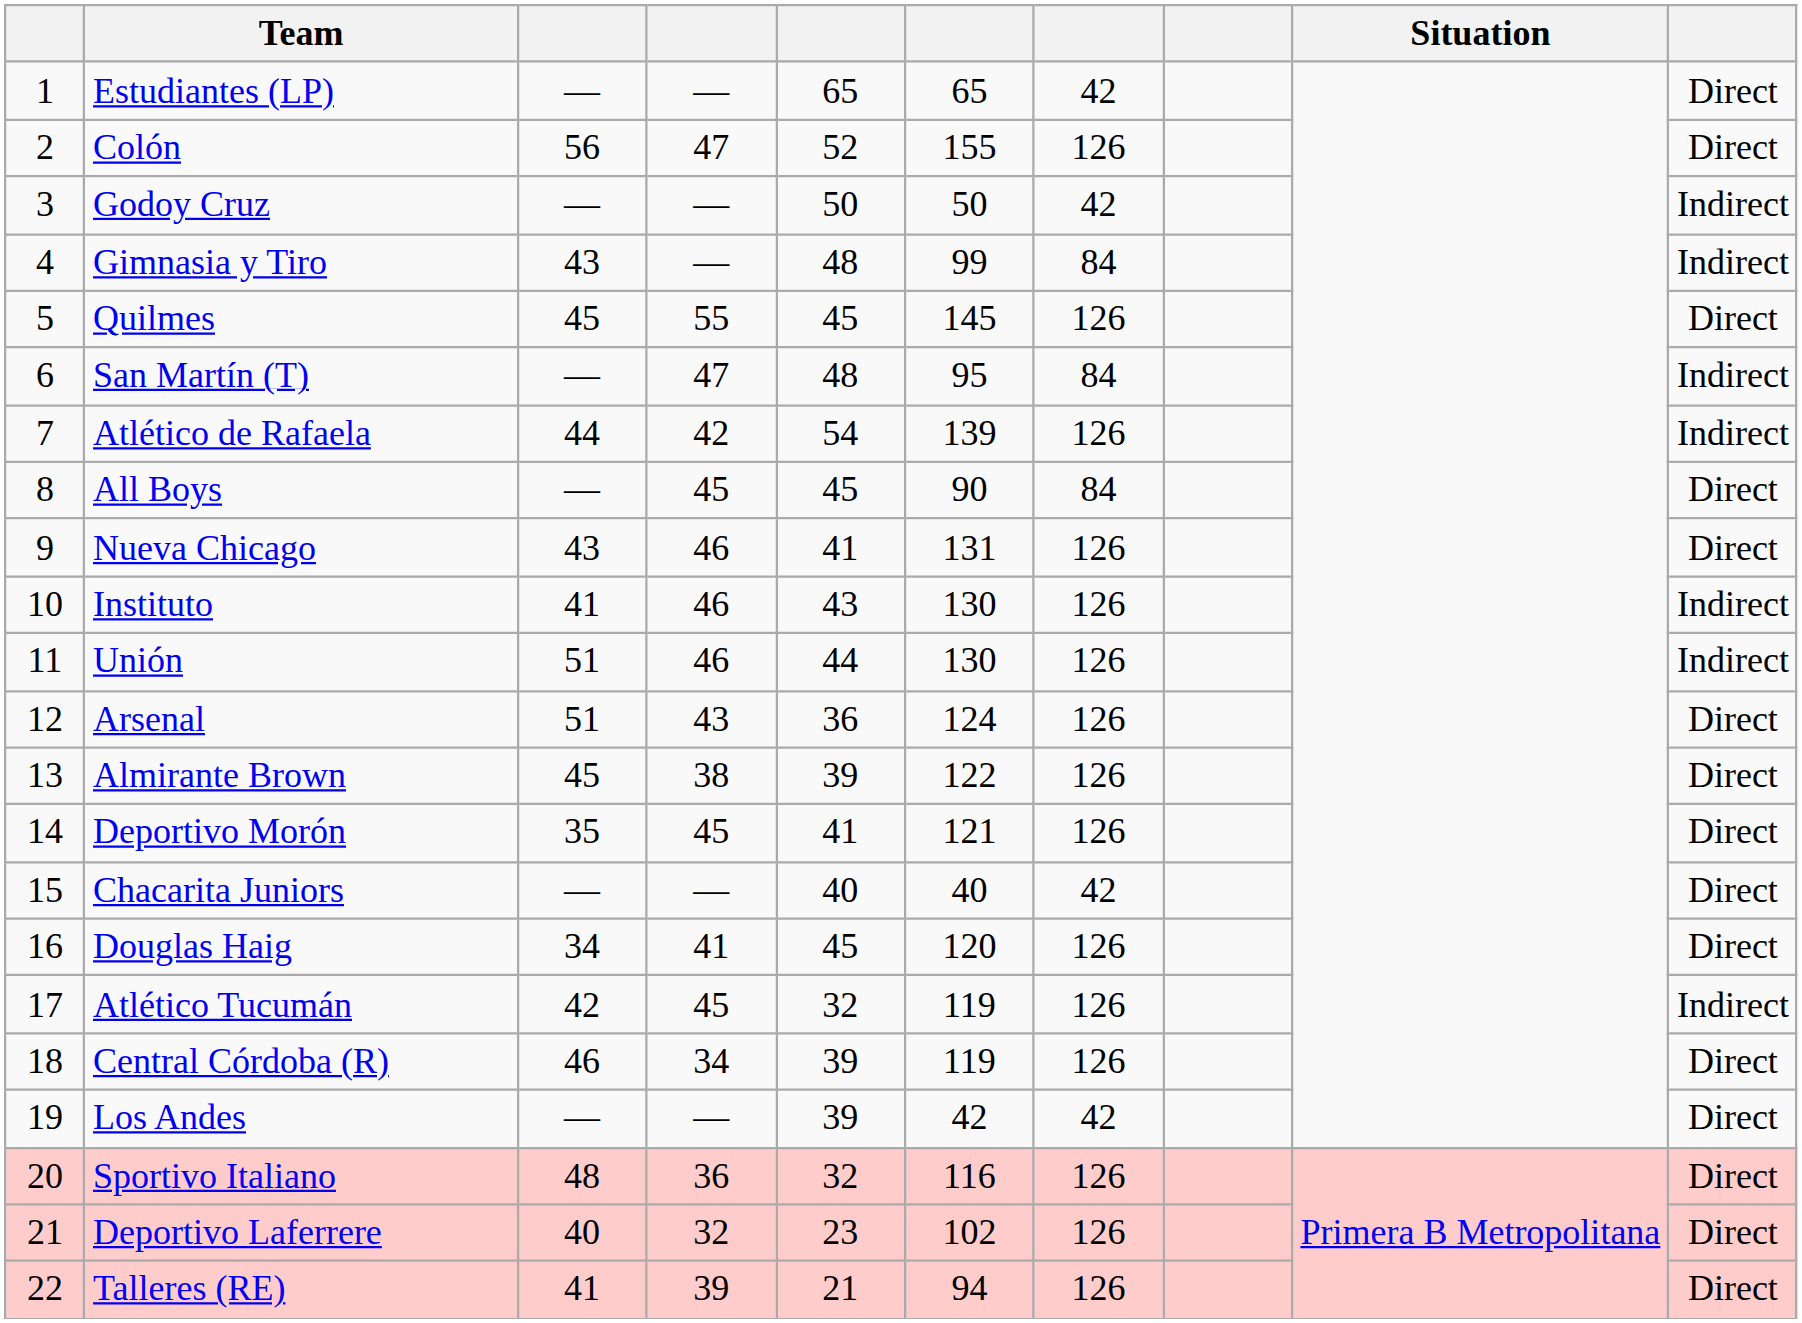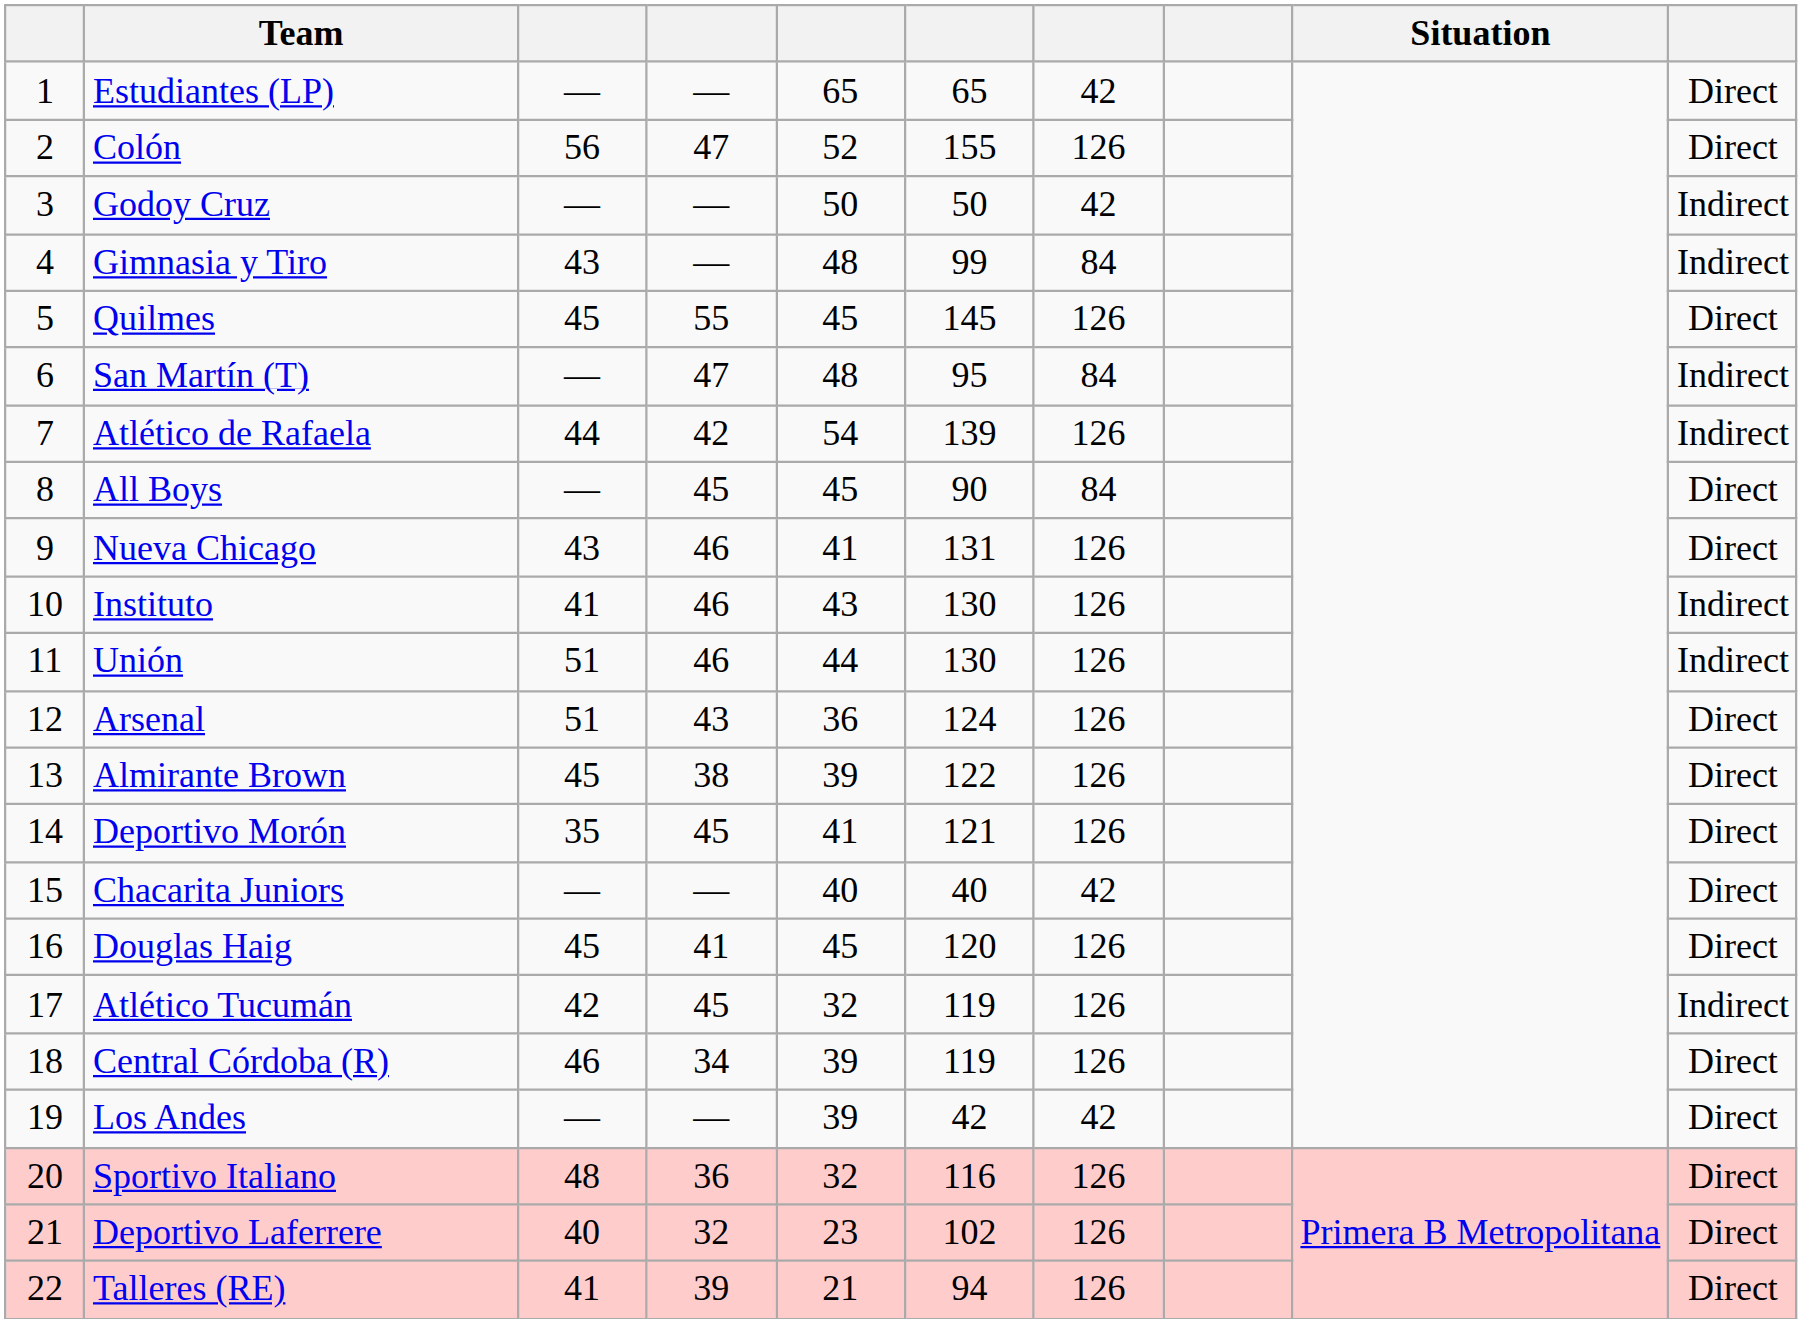(582, 946) 34 -> (582, 946) 45
